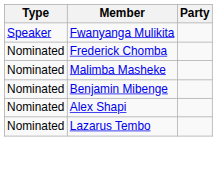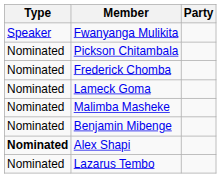+ row: (126, 51)
+ row: (112, 88)
(36, 107) normal -> (38, 145) bold
